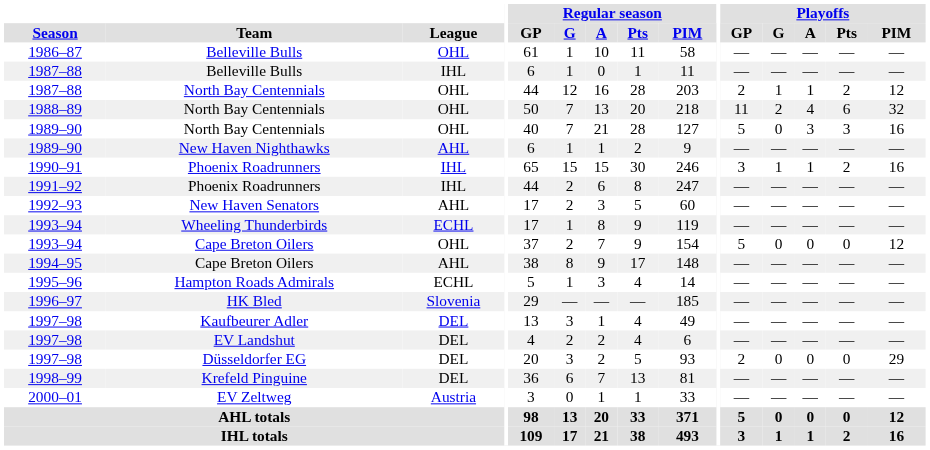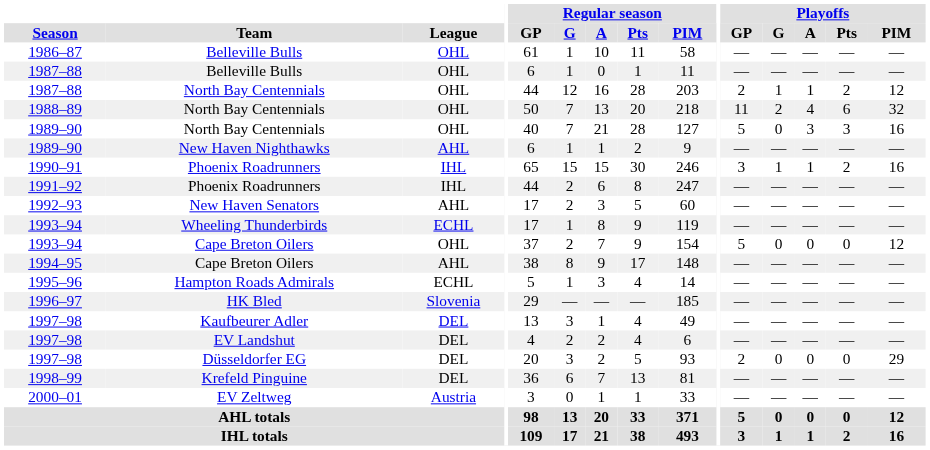(453, 71) IHL -> (453, 71) OHL
